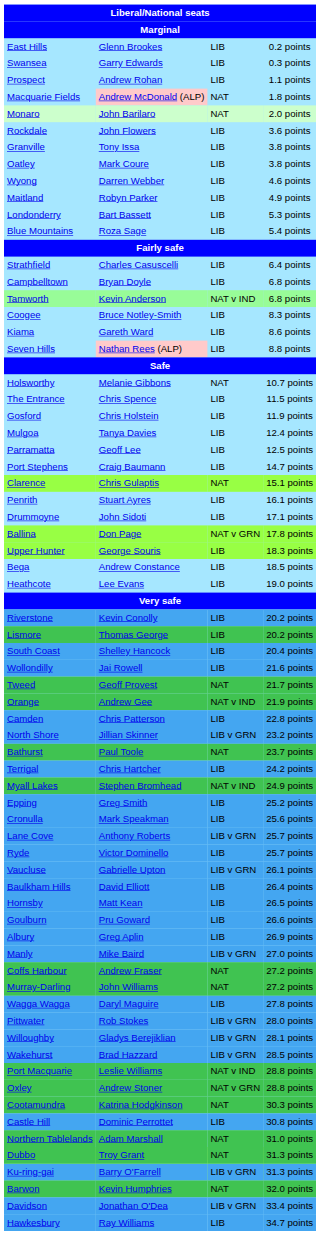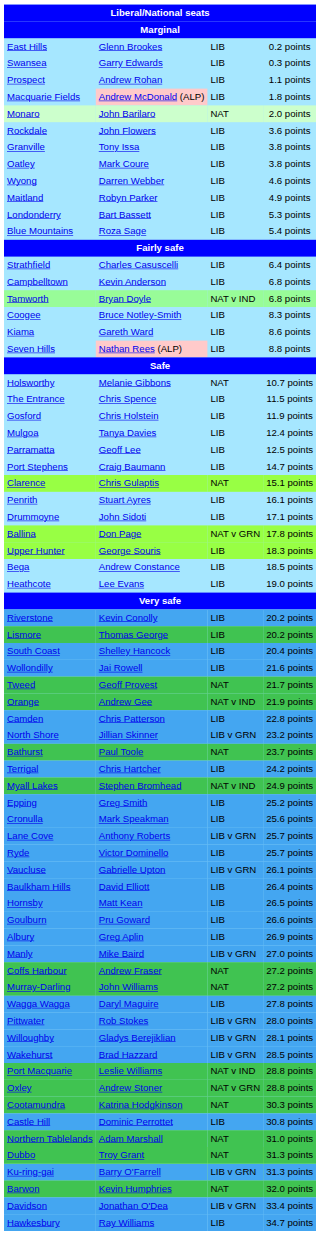(220, 97) NAT -> (218, 97) LIB
(125, 282) Bryan Doyle -> (132, 282) Kevin Anderson
(132, 299) Kevin Anderson -> (125, 299) Bryan Doyle
